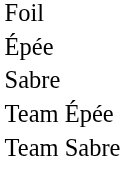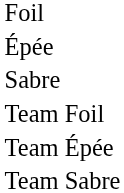+ row: (54, 114)
